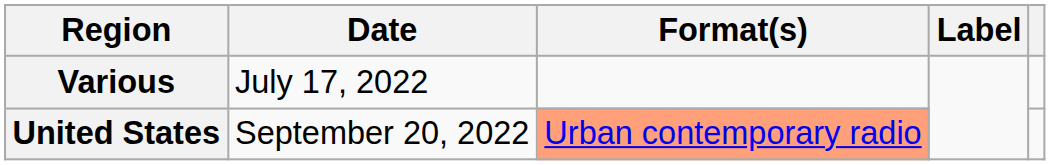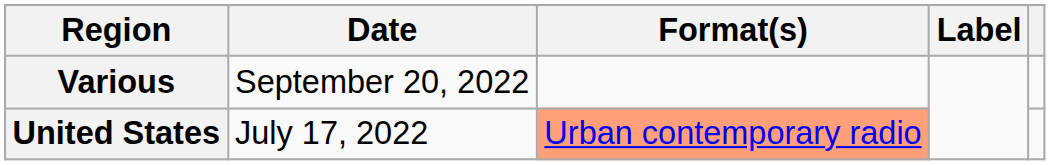(332, 81) July 17, 2022 -> (382, 81) September 20, 2022
(382, 133) September 20, 2022 -> (332, 133) July 17, 2022
